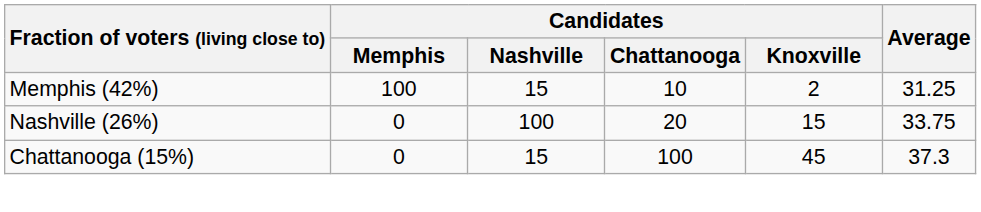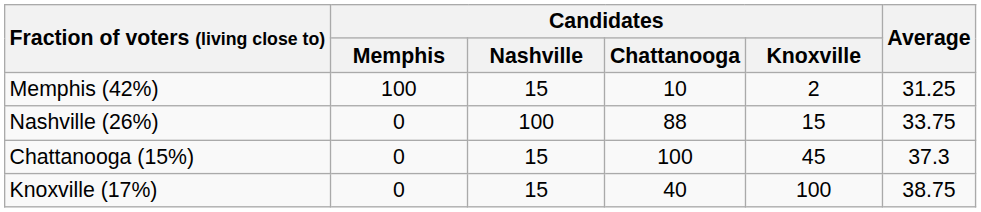(675, 122) 20 -> (675, 122) 88
+ row: (83, 190)
